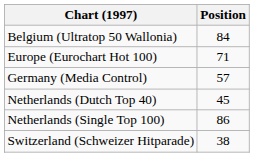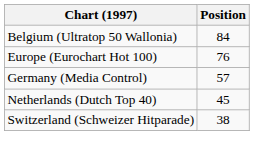(223, 57) 71 -> (223, 57) 76
- row: (86, 120)
